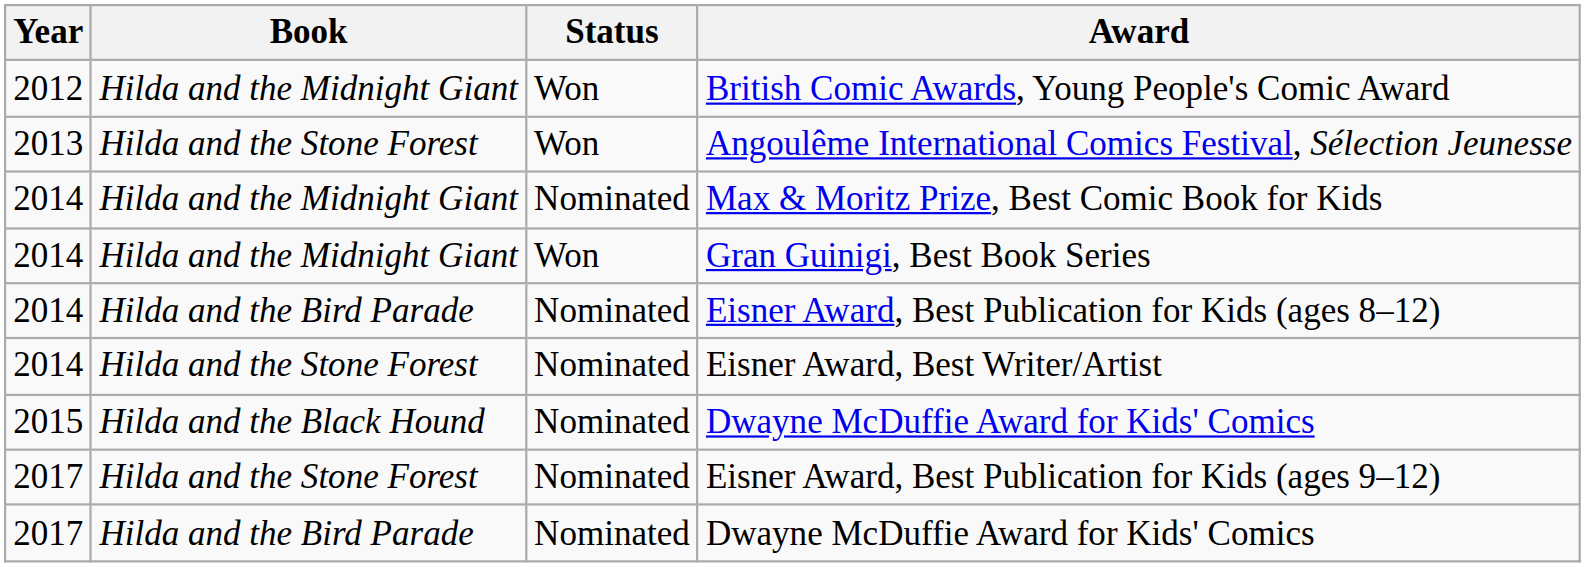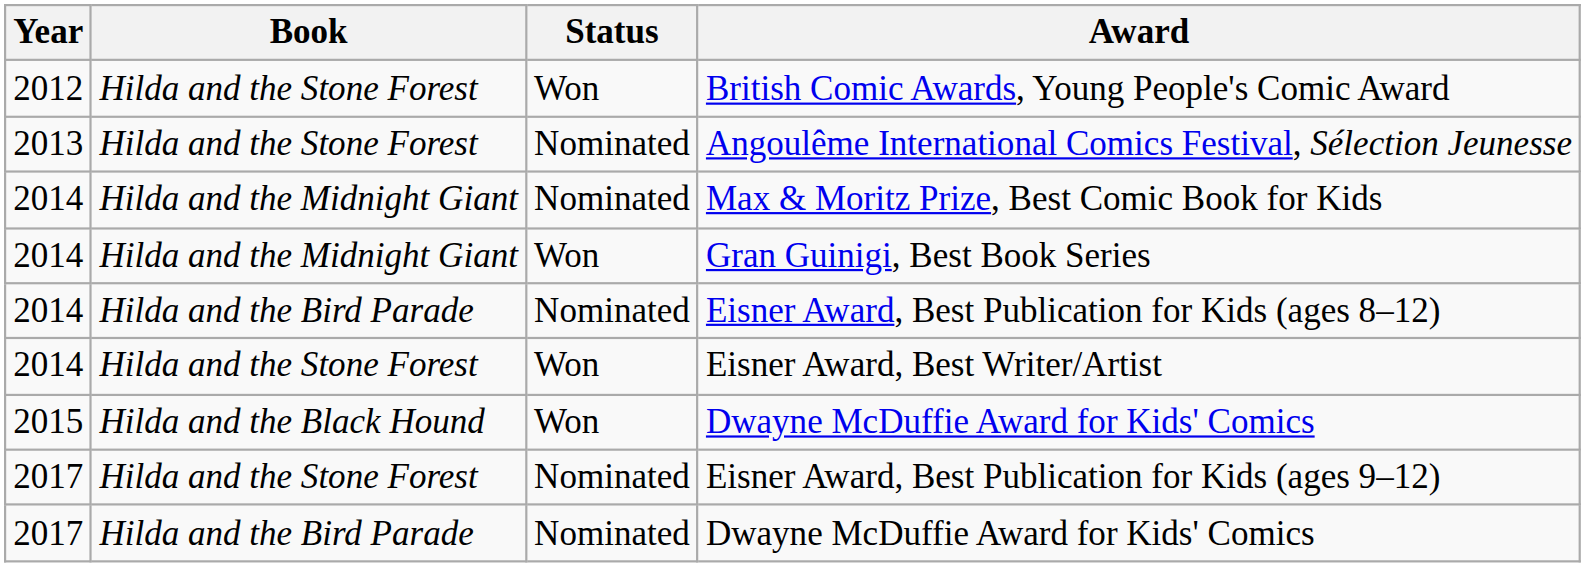(309, 87) Hilda and the Midnight Giant -> (289, 87) Hilda and the Stone Forest
(567, 143) Won -> (612, 143) Nominated
(612, 365) Nominated -> (567, 365) Won
(612, 421) Nominated -> (567, 421) Won
